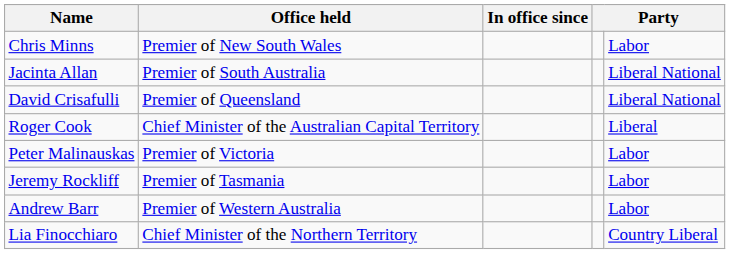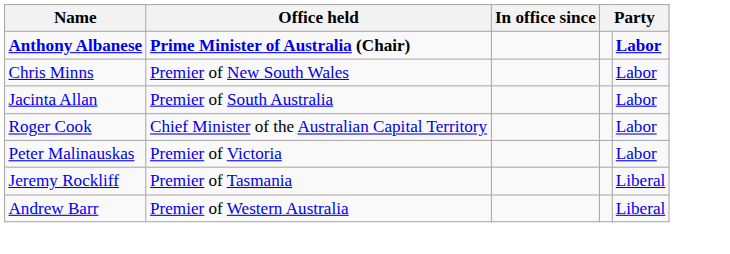+ row: (75, 45)
(664, 72) Liberal National -> (636, 99) Labor
- row: (64, 99)
(633, 126) Liberal -> (636, 126) Labor
(629, 180) Labor -> (641, 180) Liberal
(629, 208) Labor -> (641, 208) Liberal
- row: (63, 235)
